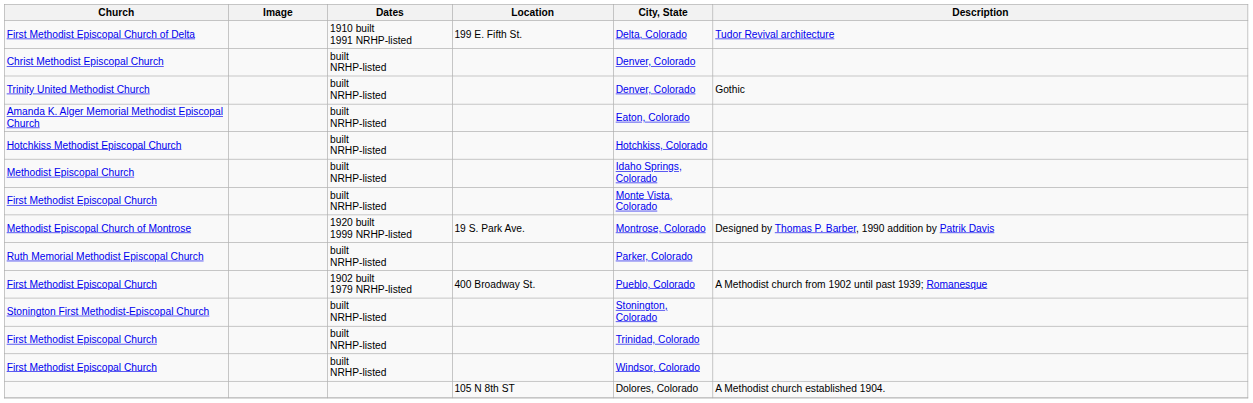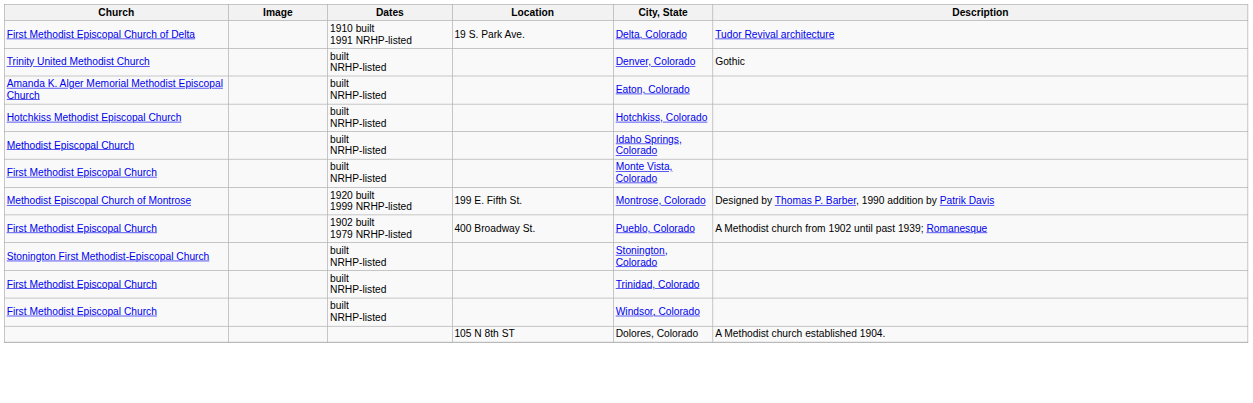(488, 34) 199 E. Fifth St. -> (490, 34) 19 S. Park Ave.
- row: (85, 62)
(490, 228) 19 S. Park Ave. -> (488, 201) 199 E. Fifth St.
- row: (105, 256)
